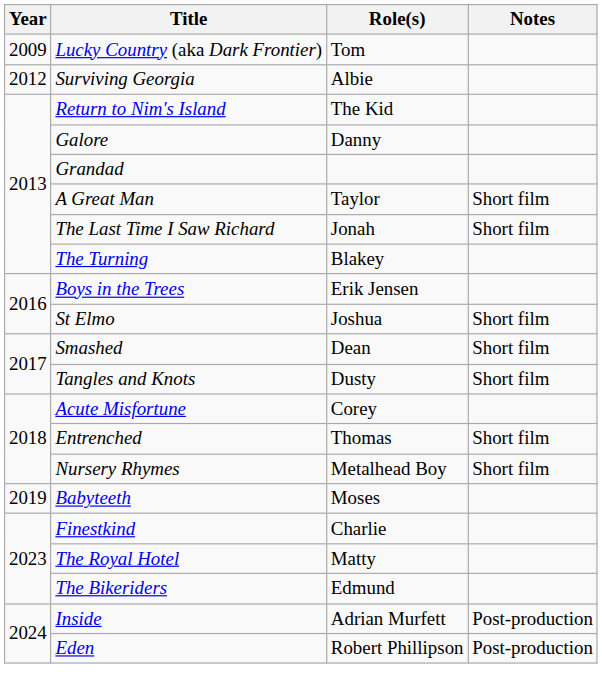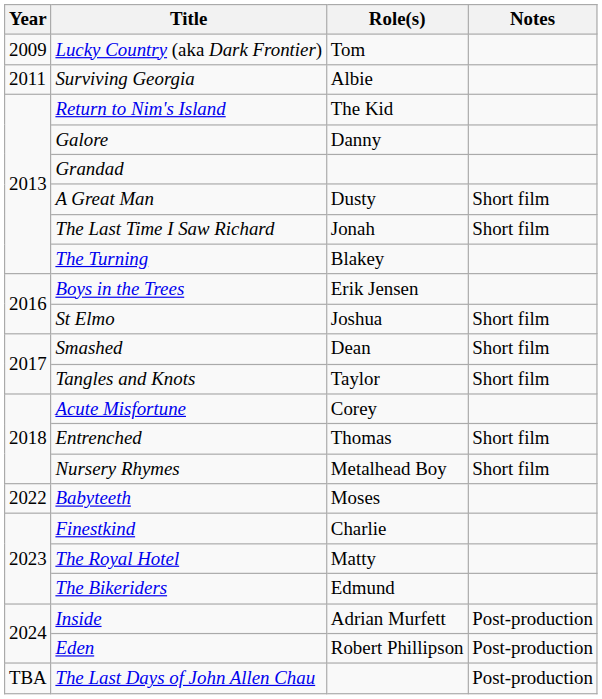(28, 79) 2012 -> (27, 79) 2011
(355, 199) Taylor -> (353, 199) Dusty
(353, 378) Dusty -> (355, 378) Taylor
(28, 498) 2019 -> (28, 498) 2022
+ row: (185, 678)
